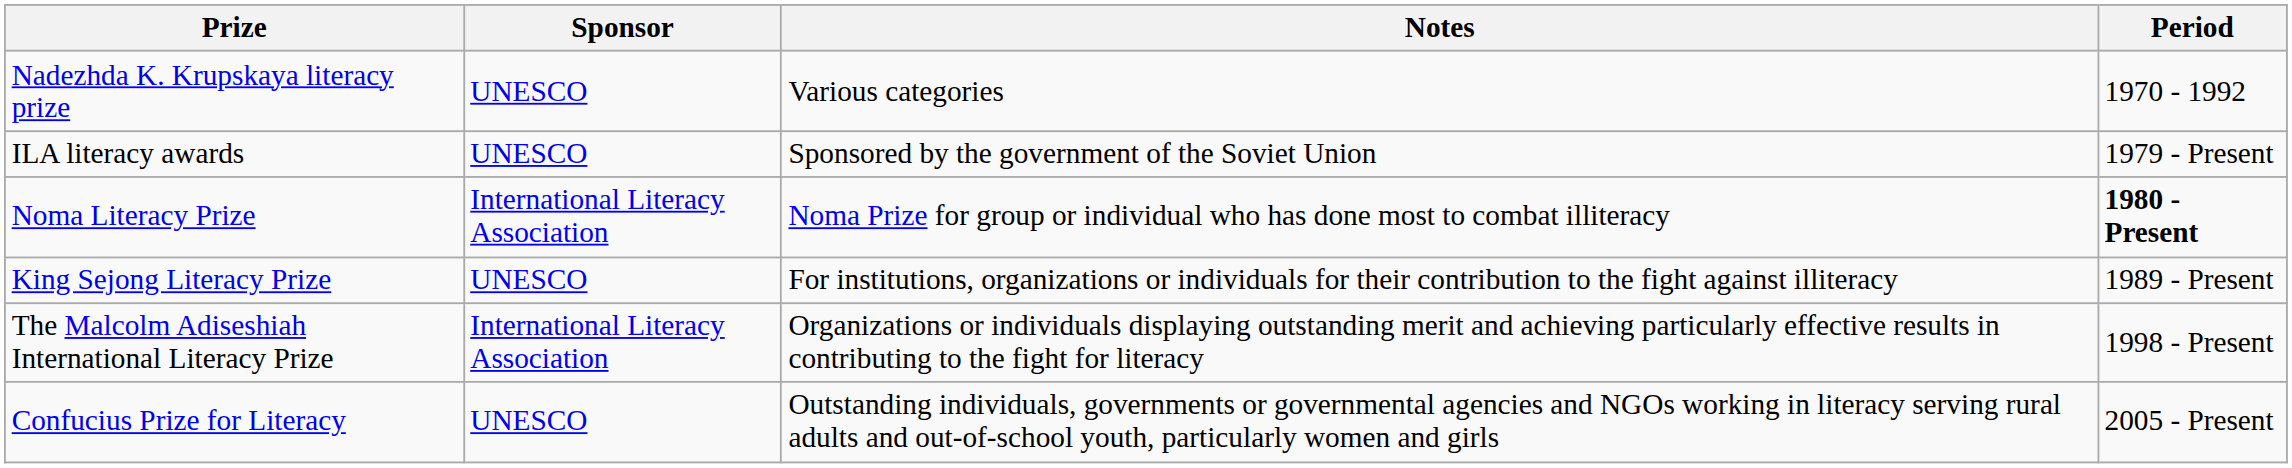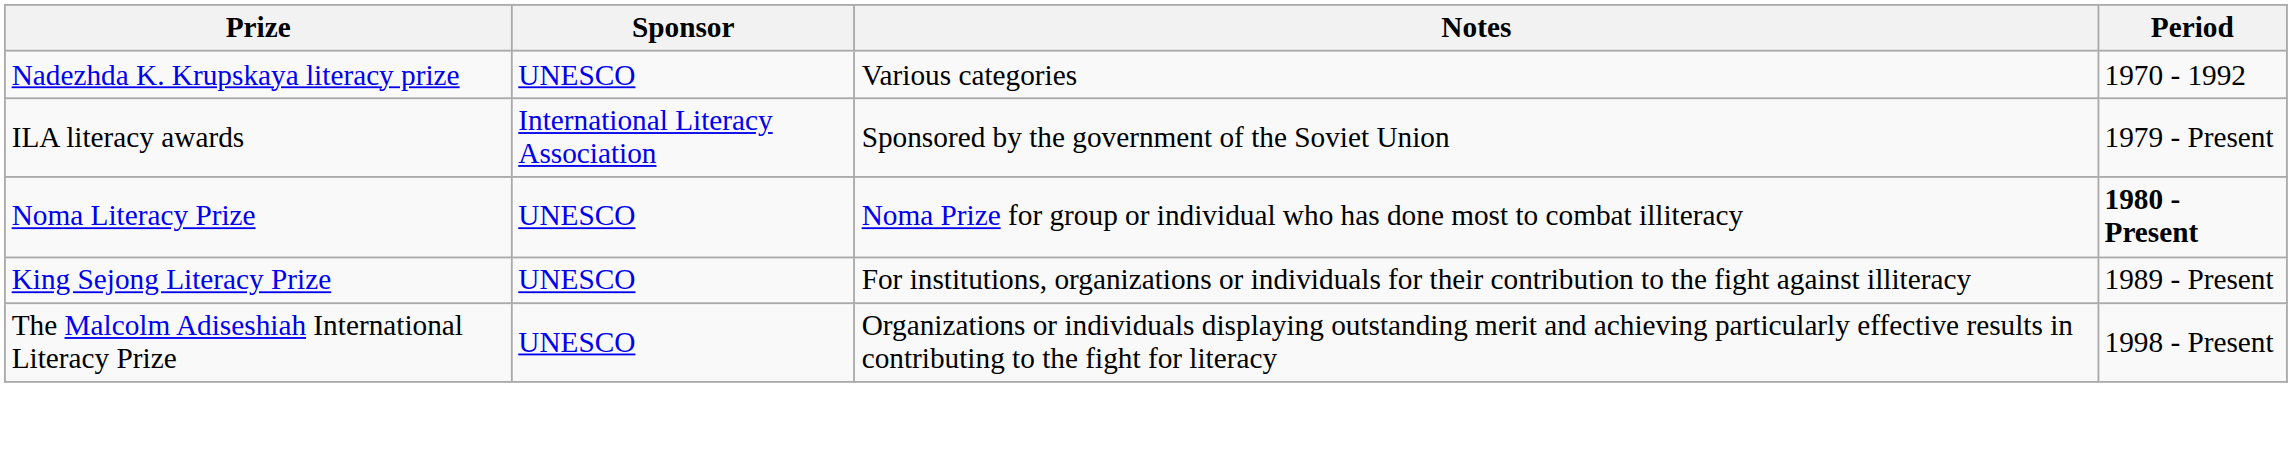(529, 153) UNESCO -> (645, 137) International Literacy Association
(597, 216) International Literacy Association -> (577, 216) UNESCO
(597, 342) International Literacy Association -> (577, 342) UNESCO
- row: (179, 421)
